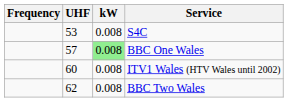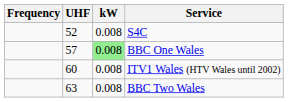(71, 32) 53 -> (71, 32) 52
(71, 87) 62 -> (71, 87) 63
